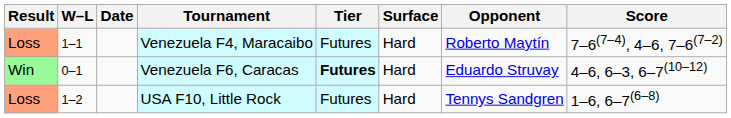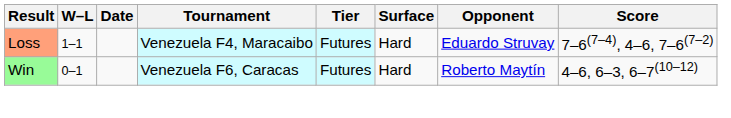(497, 42) Roberto Maytín -> (498, 42) Eduardo Struvay
(348, 70) bold -> (346, 70) normal
(502, 70) Eduardo Struvay -> (493, 70) Roberto Maytín
- row: (211, 99)
